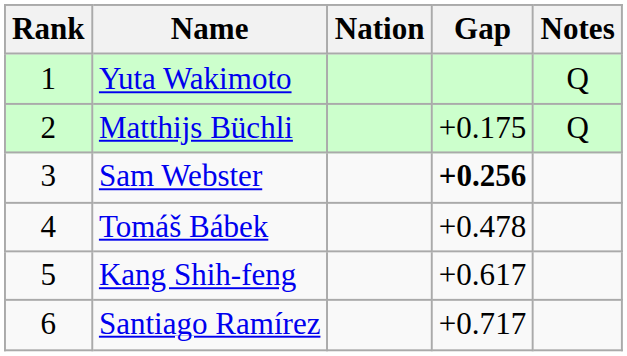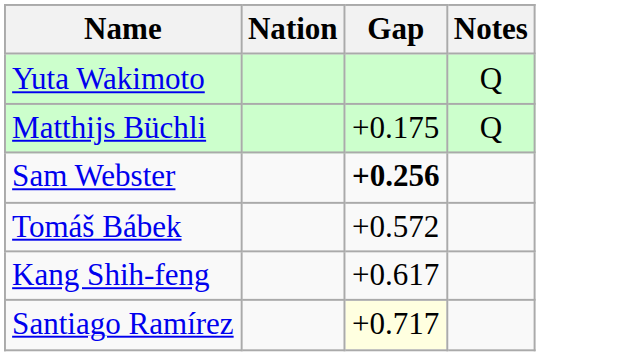- column: (48, 29)
(483, 226) +0.478 -> (396, 226) +0.572
(483, 324) no background -> (396, 324) lightyellow background
